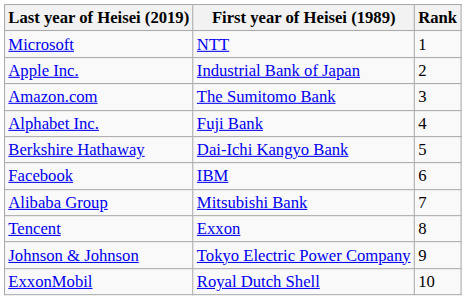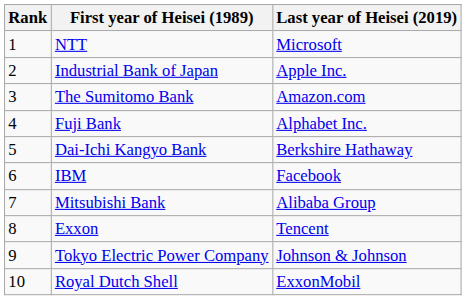columns swapped: (438, 17) <-> (99, 17)
